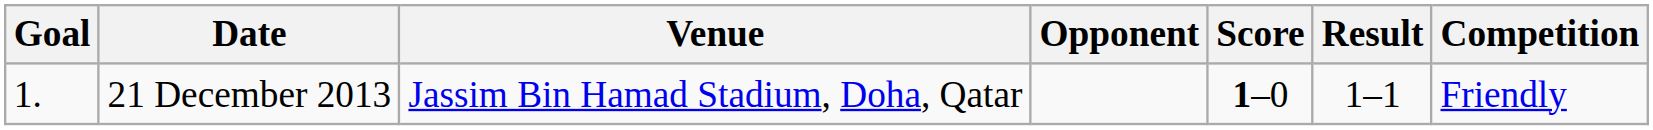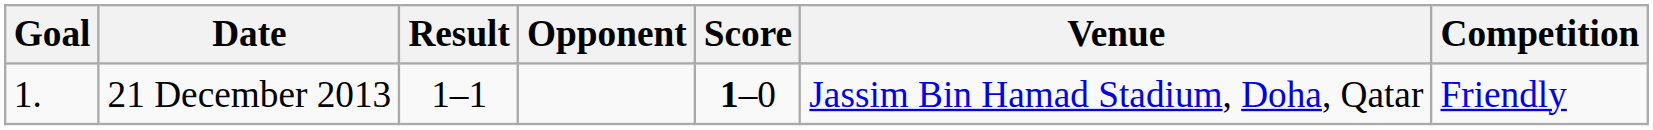columns swapped: (715, 34) <-> (1373, 34)
